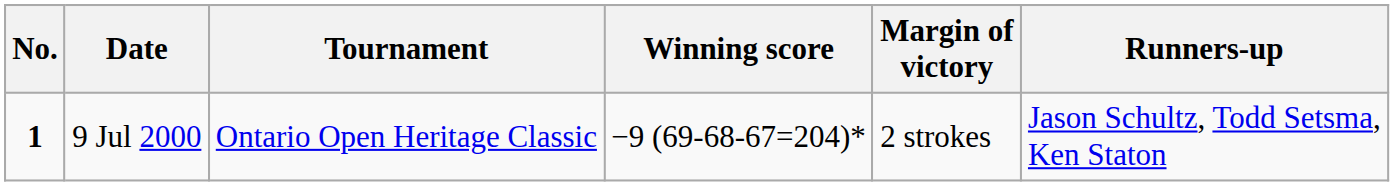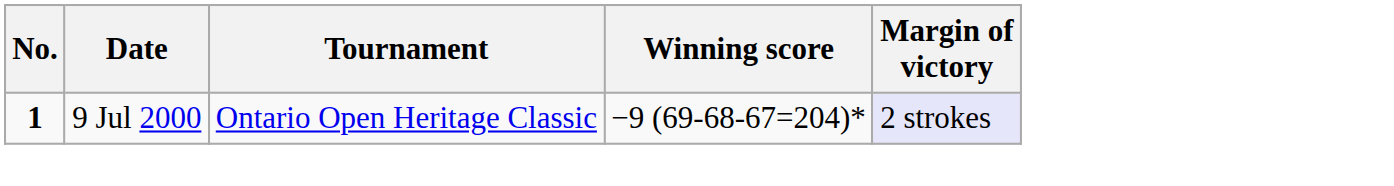- column: (1204, 48)
(936, 136) no background -> (936, 118) lavender background
